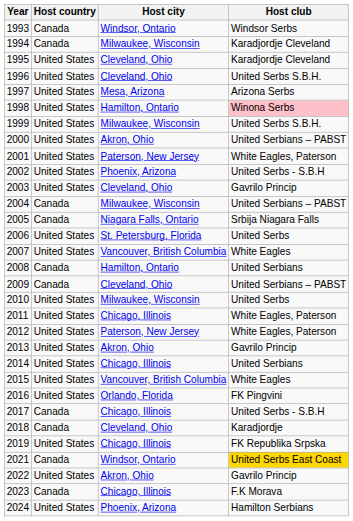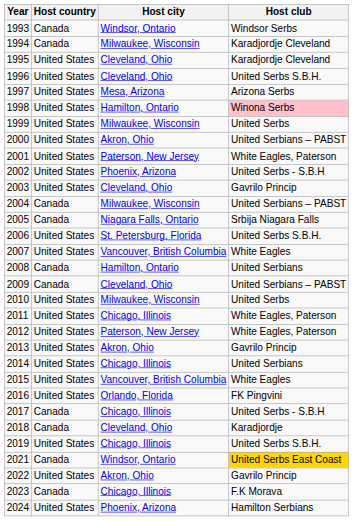(276, 124) United Serbs S.B.H. -> (260, 124) United Serbs
(260, 236) United Serbs -> (276, 236) United Serbs S.B.H.
(278, 444) FK Republika Srpska -> (276, 444) United Serbs S.B.H.
